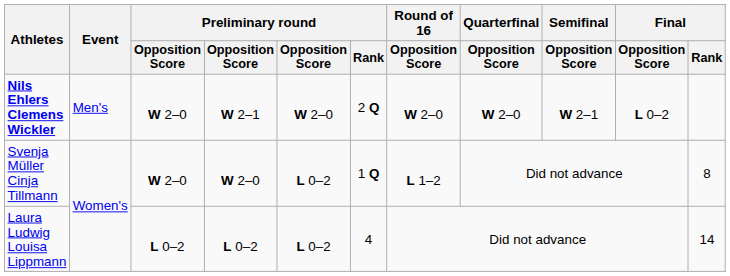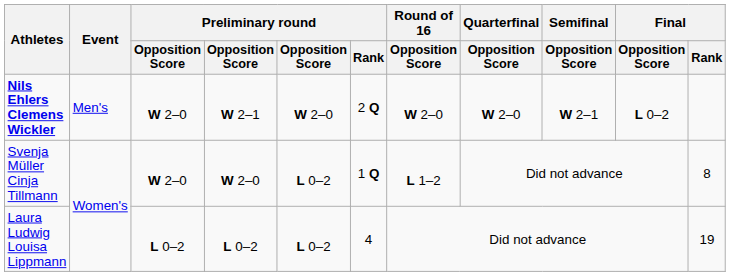(707, 239) 14 -> (707, 239) 19
